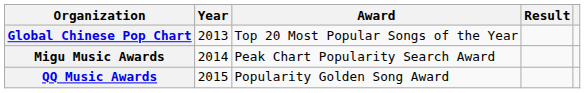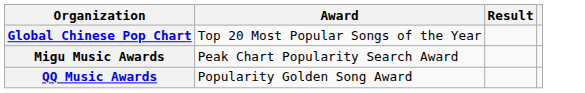- column: (213, 15)
